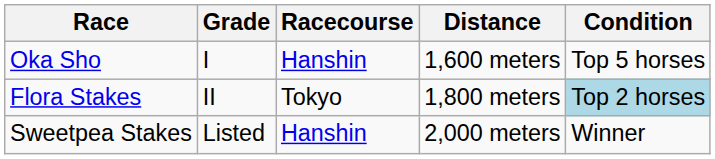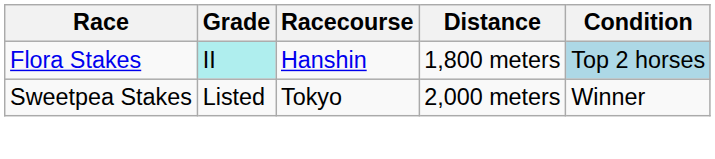- row: (56, 60)
(209, 97) no background -> (209, 60) paleturquoise background
(312, 97) Tokyo -> (324, 60) Hanshin
(324, 134) Hanshin -> (312, 97) Tokyo
